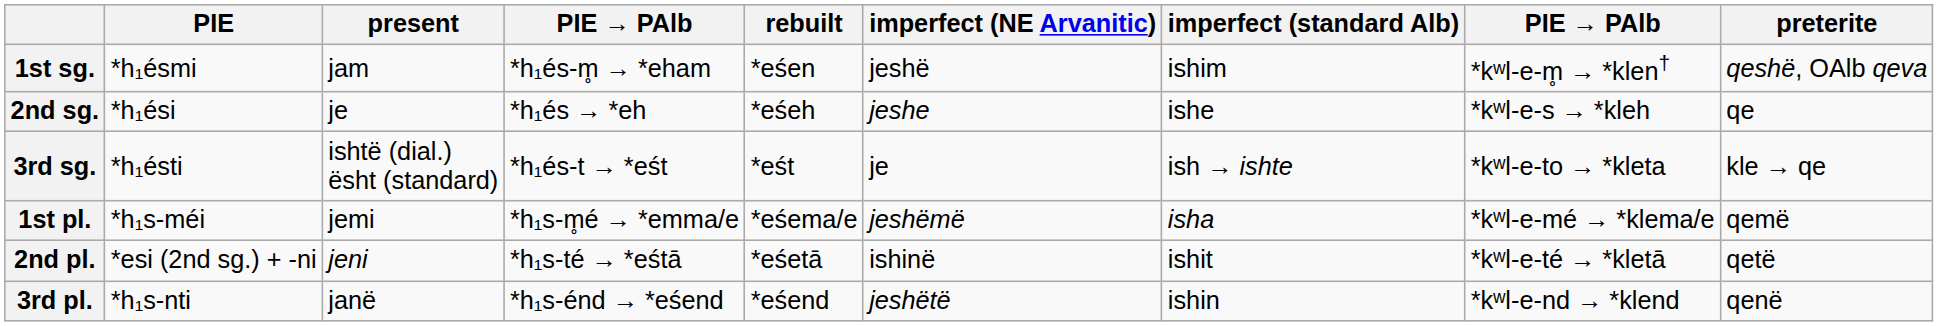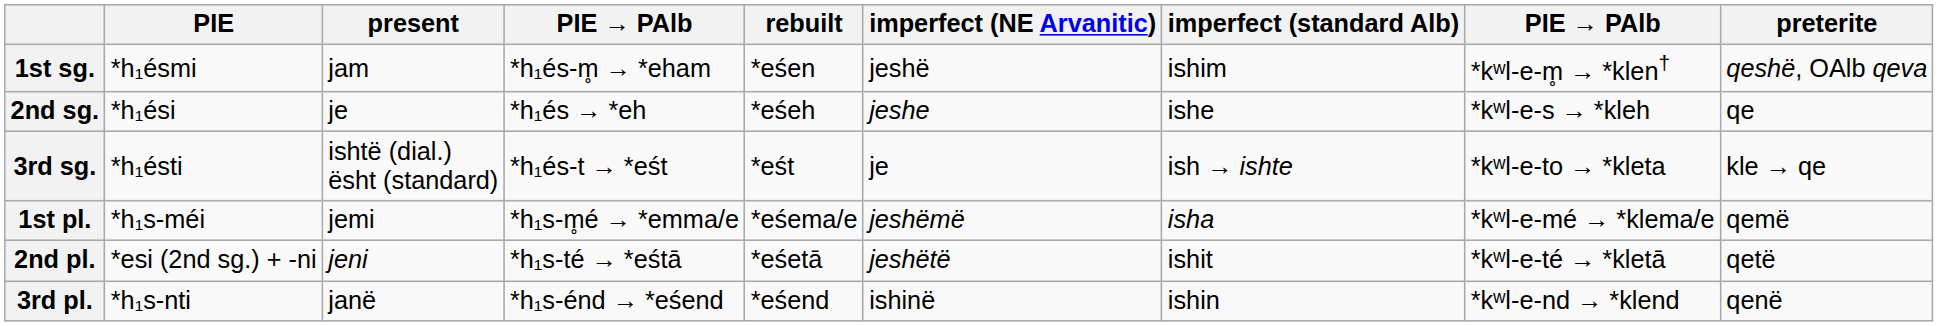(902, 260) ishinë -> (910, 260) jeshëtë
(910, 300) jeshëtë -> (902, 300) ishinë
